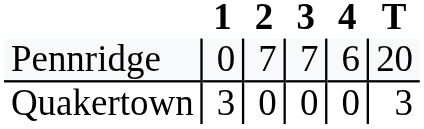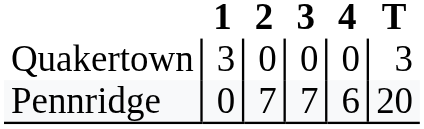rows swapped: (86, 58) <-> (102, 102)
